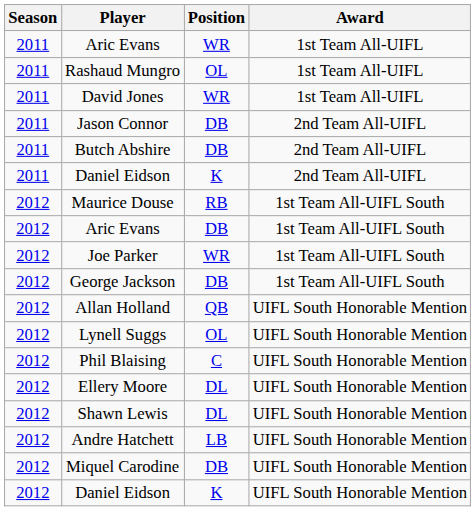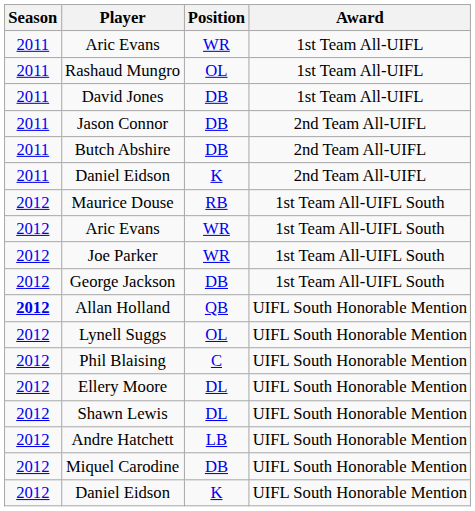(216, 96) WR -> (216, 96) DB
(216, 228) DB -> (216, 228) WR
(33, 307) normal -> (33, 307) bold
